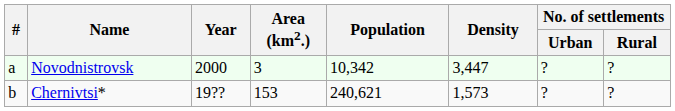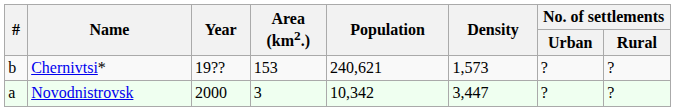rows swapped: (82, 67) <-> (68, 93)
